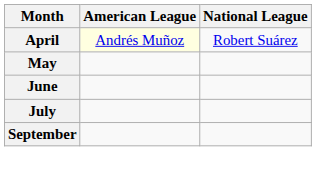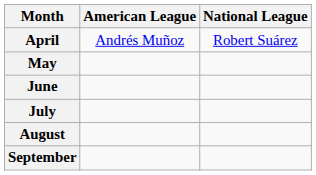(140, 39) lightyellow background -> (140, 39) no background
+ row: (42, 134)
